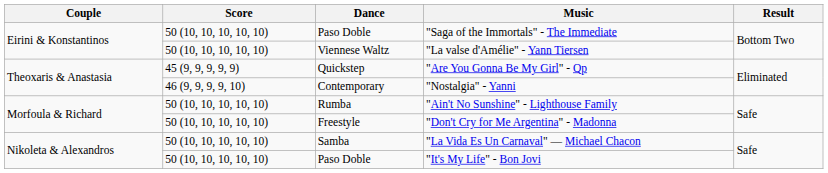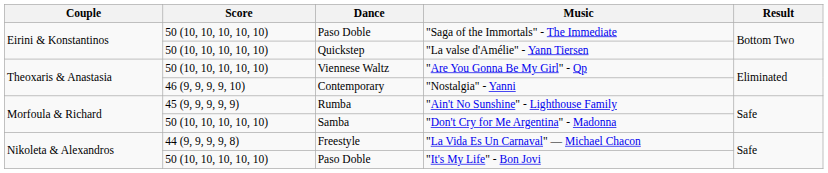(353, 50) Viennese Waltz -> (341, 50) Quickstep
(202, 68) 45 (9, 9, 9, 9, 9) -> (217, 68) 50 (10, 10, 10, 10, 10)
(341, 68) Quickstep -> (353, 68) Viennese Waltz
(217, 104) 50 (10, 10, 10, 10, 10) -> (202, 104) 45 (9, 9, 9, 9, 9)
(339, 123) Freestyle -> (333, 123) Samba
(217, 141) 50 (10, 10, 10, 10, 10) -> (202, 141) 44 (9, 9, 9, 9, 8)
(333, 141) Samba -> (339, 141) Freestyle
